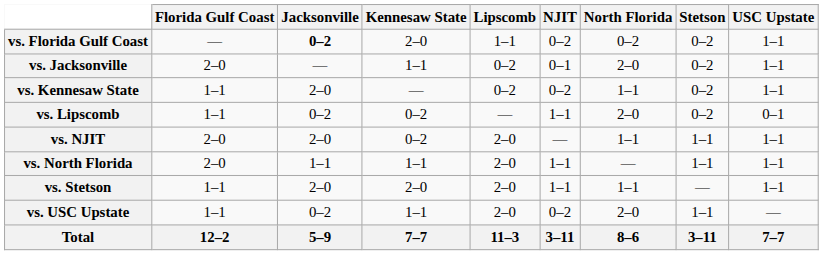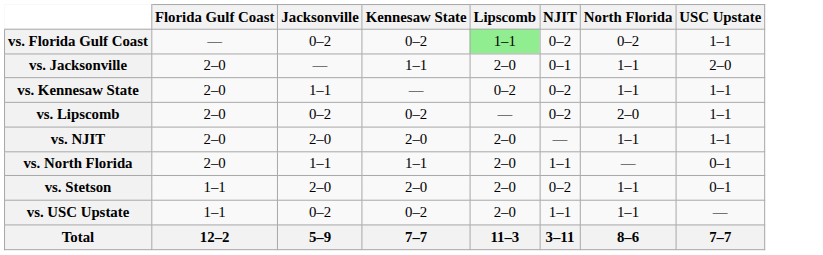- column: (702, 17)
(320, 41) bold -> (320, 41) normal
(416, 41) 2–0 -> (416, 41) 0–2
(505, 41) no background -> (505, 41) lightgreen background
(505, 66) 0–2 -> (505, 66) 2–0
(628, 66) 2–0 -> (628, 66) 1–1
(773, 66) 1–1 -> (720, 66) 2–0
(215, 90) 1–1 -> (215, 90) 2–0
(320, 90) 2–0 -> (320, 90) 1–1
(215, 114) 1–1 -> (215, 114) 2–0
(560, 114) 1–1 -> (560, 114) 0–2
(773, 114) 0–1 -> (720, 114) 1–1
(416, 139) 0–2 -> (416, 139) 2–0
(773, 163) 1–1 -> (720, 163) 0–1
(560, 188) 1–1 -> (560, 188) 0–2
(773, 188) 1–1 -> (720, 188) 0–1
(416, 212) 1–1 -> (416, 212) 0–2
(560, 212) 0–2 -> (560, 212) 1–1
(628, 212) 2–0 -> (628, 212) 1–1
